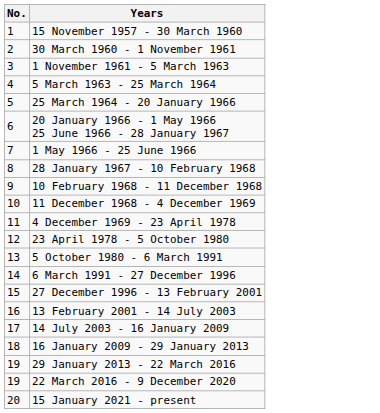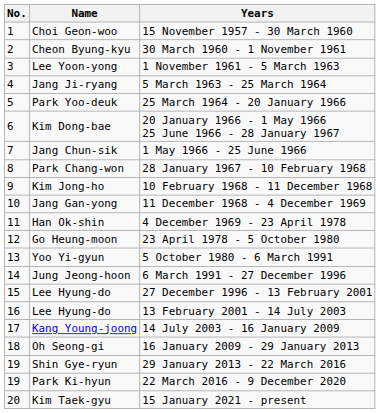+ column: (85, 13)
